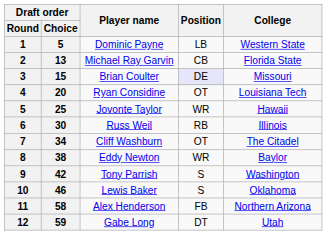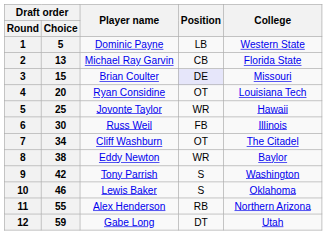(201, 125) RB -> (201, 125) FB
(61, 206) 58 -> (61, 206) 55
(201, 206) FB -> (201, 206) RB
